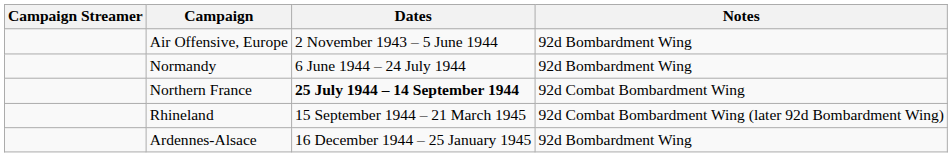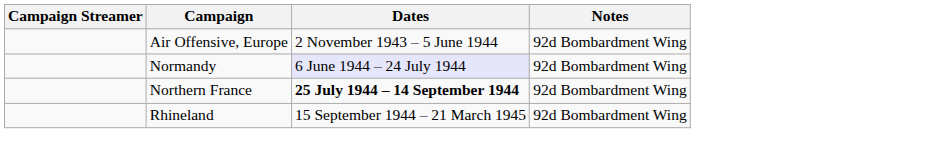(380, 66) no background -> (380, 66) lavender background
(642, 90) 92d Combat Bombardment Wing -> (610, 90) 92d Bombardment Wing
(741, 115) 92d Combat Bombardment Wing (later 92d Bombardment Wing) -> (610, 115) 92d Bombardment Wing
- row: (203, 139)
